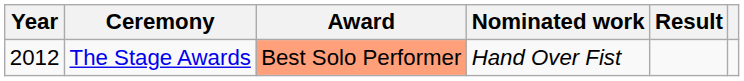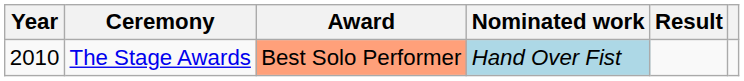(35, 57) 2012 -> (35, 57) 2010
(546, 57) no background -> (546, 57) lightblue background
